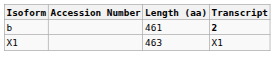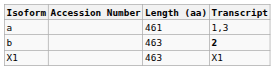+ row: (9, 27)
(154, 27) 461 -> (154, 42) 463
